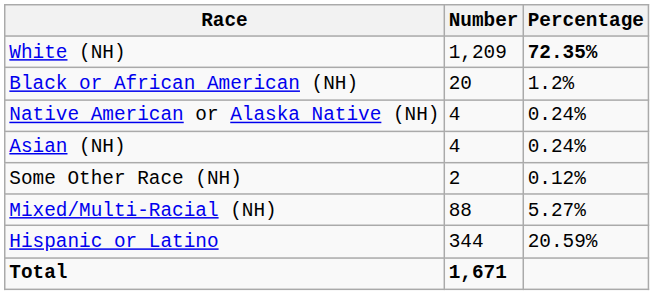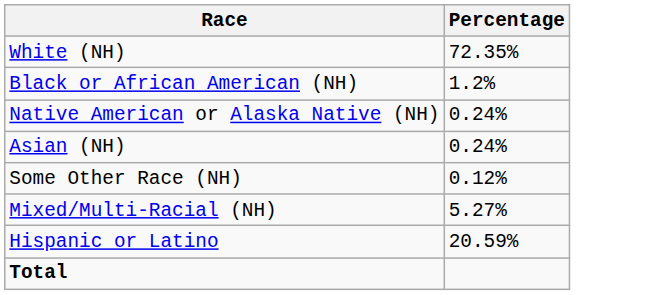- column: (484, 21)
(563, 52) bold -> (484, 52) normal
